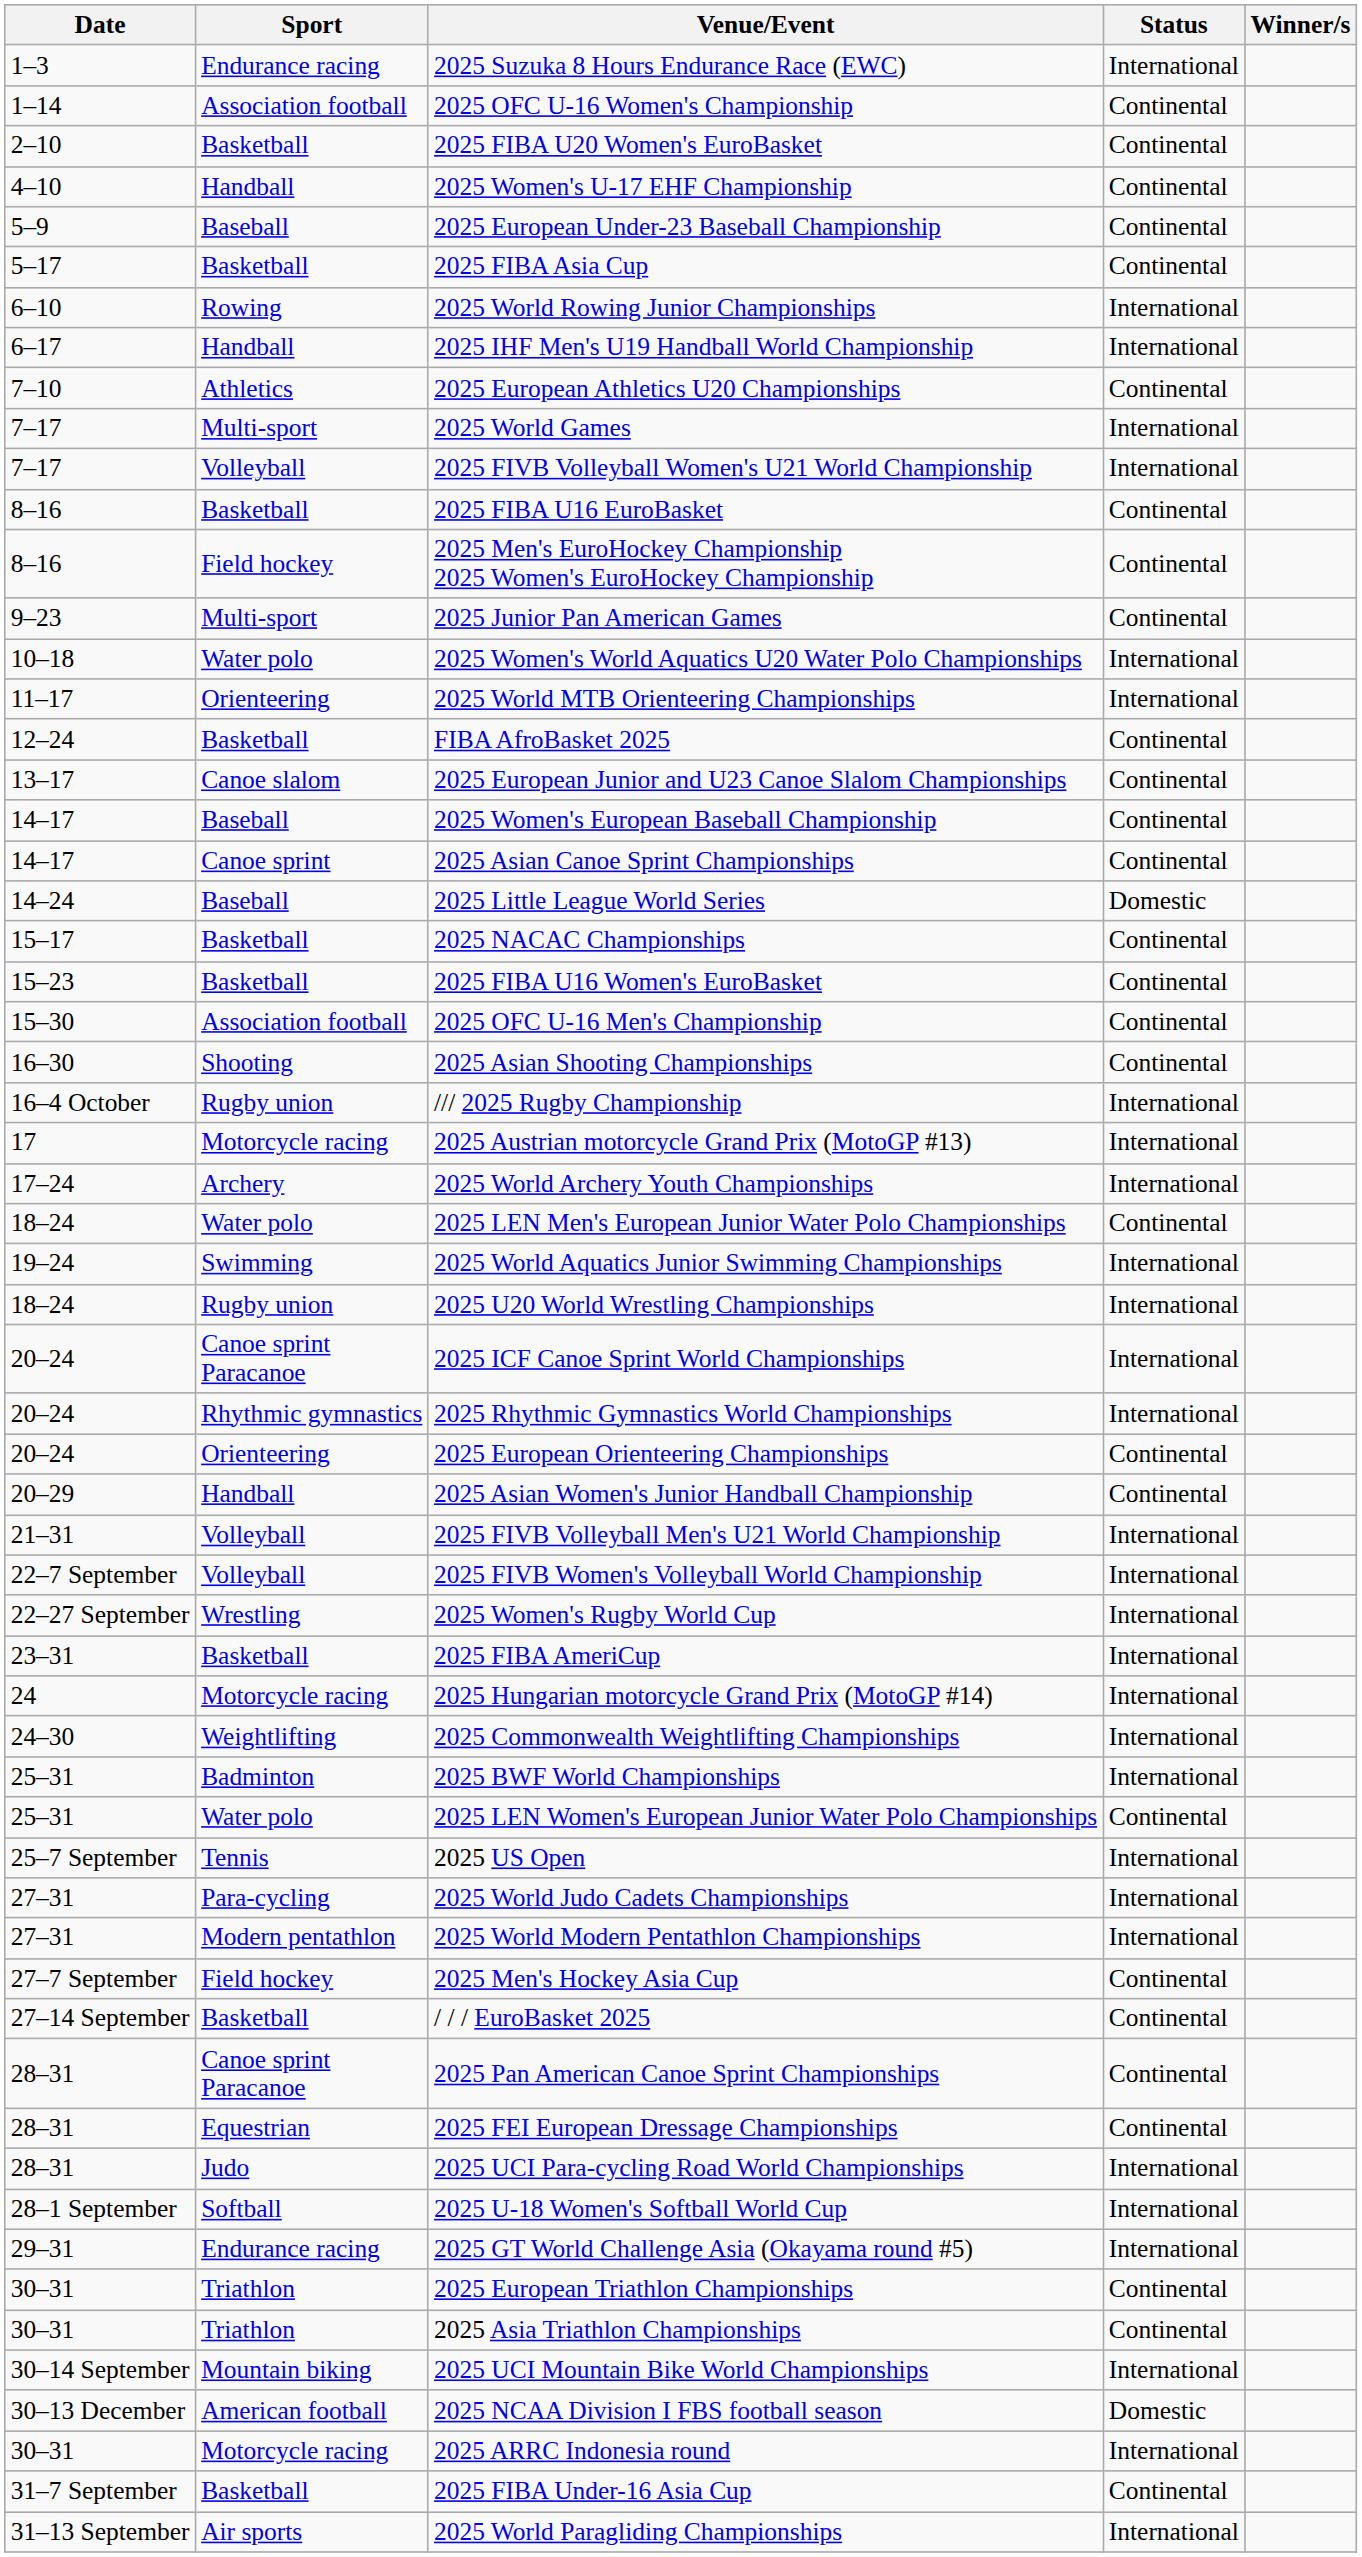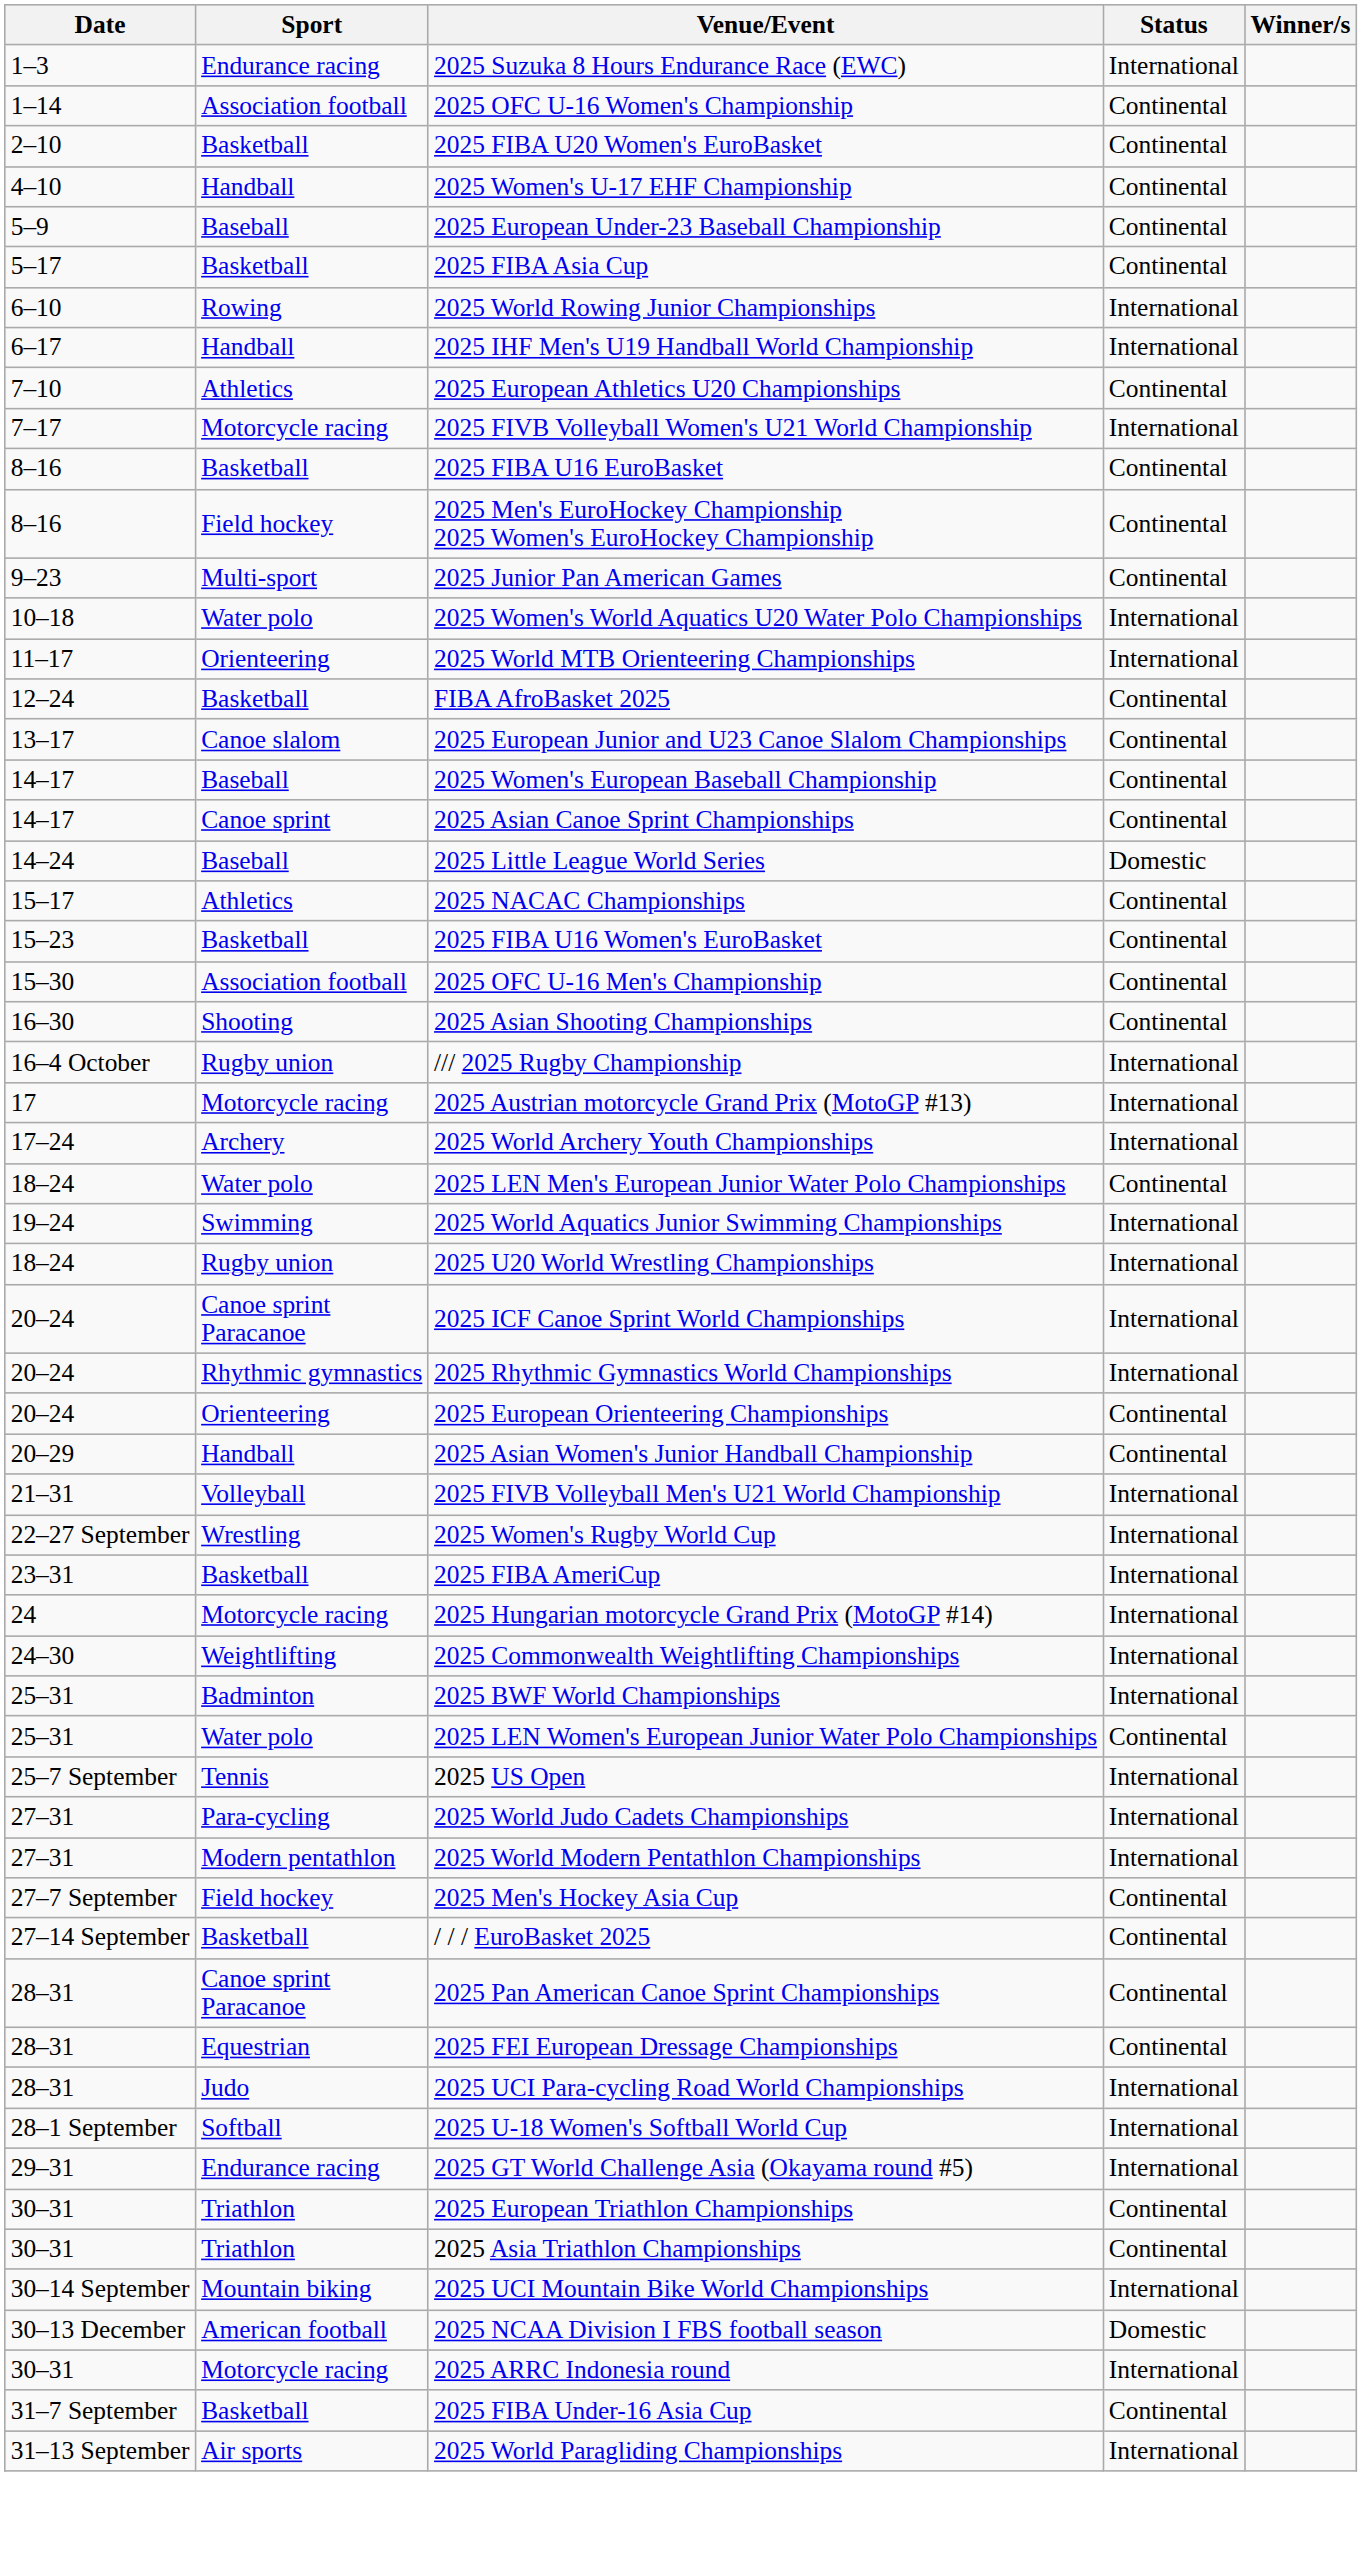- row: (532, 428)
(253, 468) Volleyball -> (295, 428) Motorcycle racing
(255, 940) Basketball -> (247, 900) Athletics
- row: (708, 1574)
